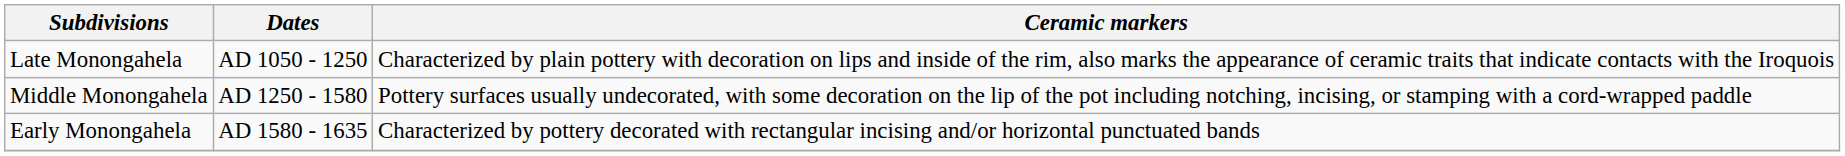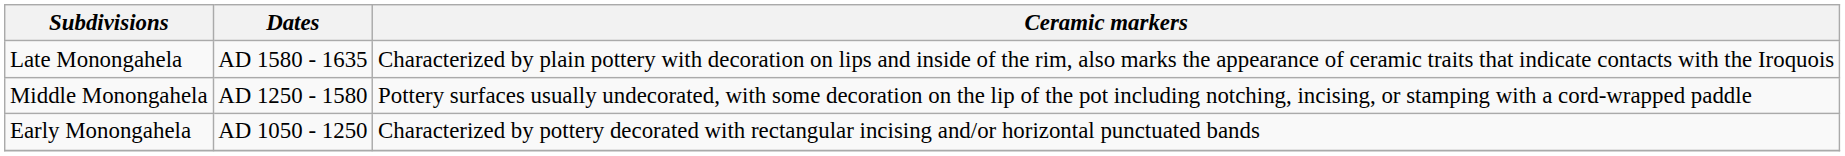(293, 58) AD 1050 - 1250 -> (293, 58) AD 1580 - 1635
(293, 131) AD 1580 - 1635 -> (293, 131) AD 1050 - 1250
